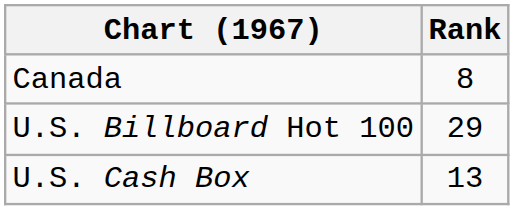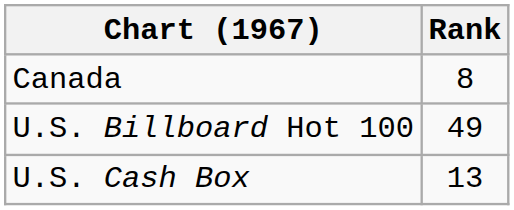(465, 129) 29 -> (465, 129) 49
